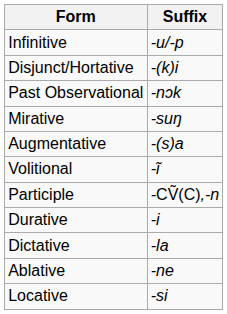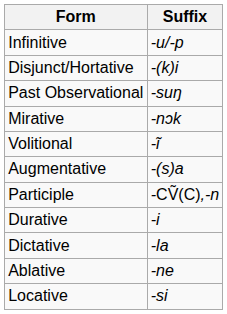(166, 93) -nɔk -> (166, 93) -suŋ
(166, 118) -suŋ -> (166, 118) -nɔk
rows swapped: (40, 169) <-> (57, 144)
